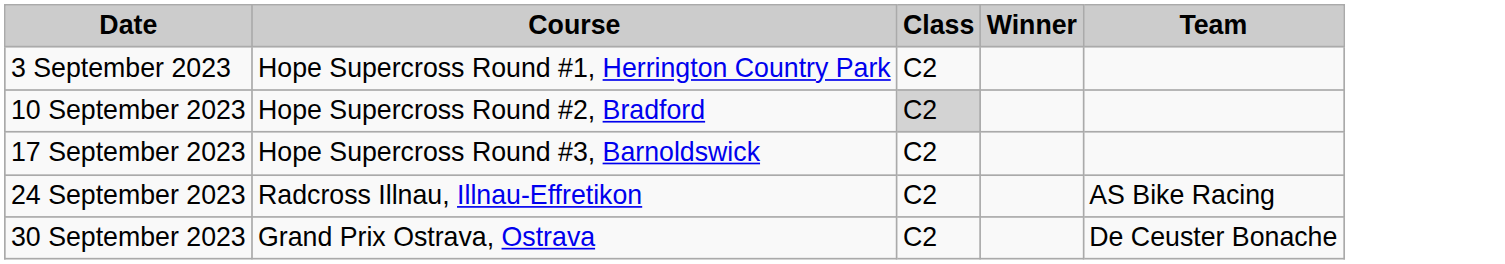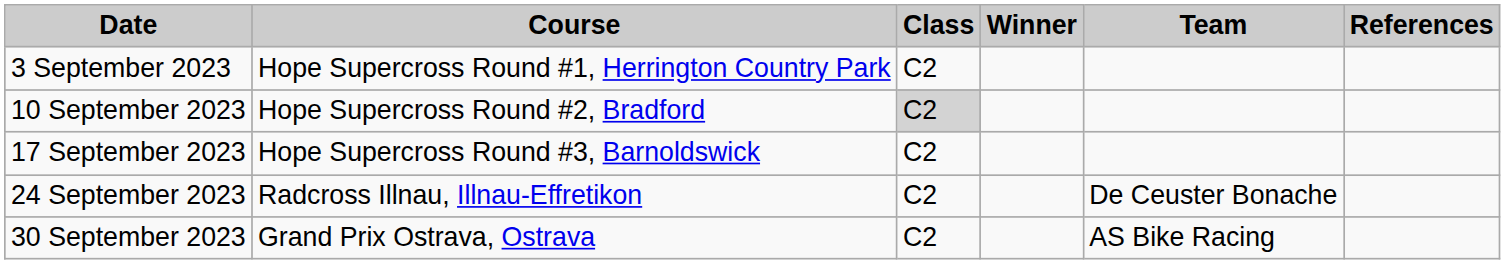+ column: (1422, 25)
(1182, 195) AS Bike Racing -> (1213, 195) De Ceuster Bonache
(1213, 237) De Ceuster Bonache -> (1182, 237) AS Bike Racing
